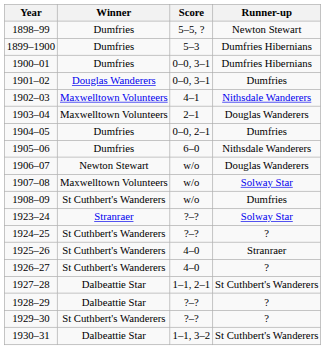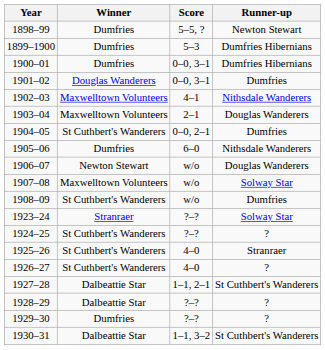(114, 132) Dumfries -> (114, 132) St Cuthbert's Wanderers
(114, 319) St Cuthbert's Wanderers -> (114, 319) Dumfries
